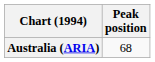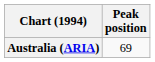(126, 47) 68 -> (126, 47) 69
